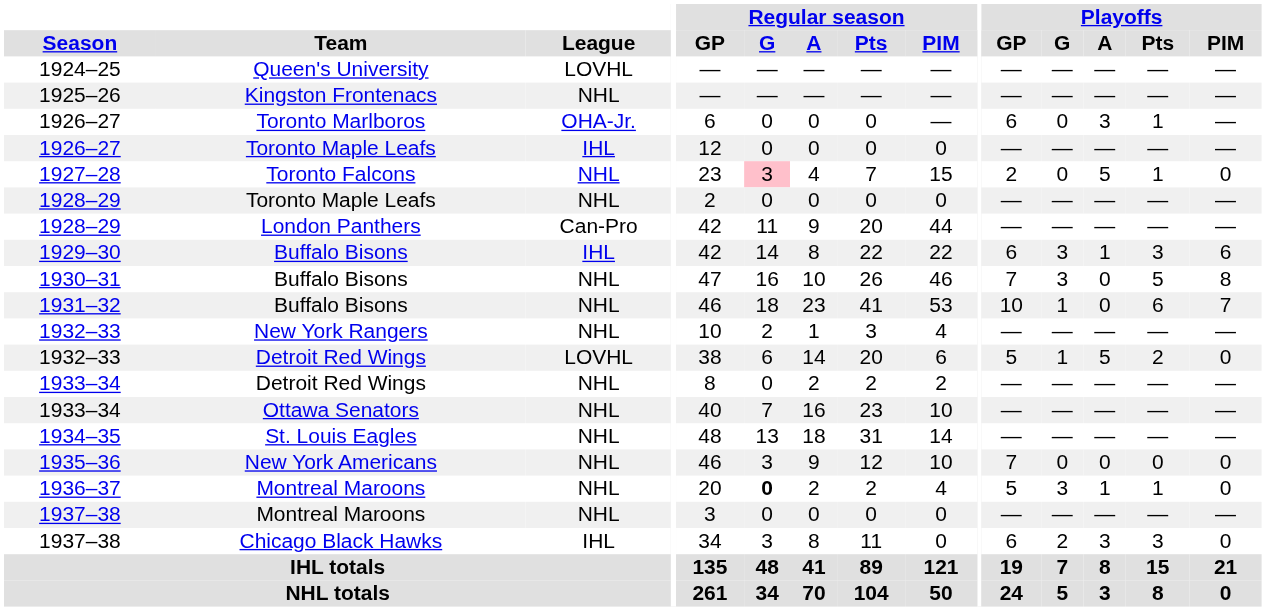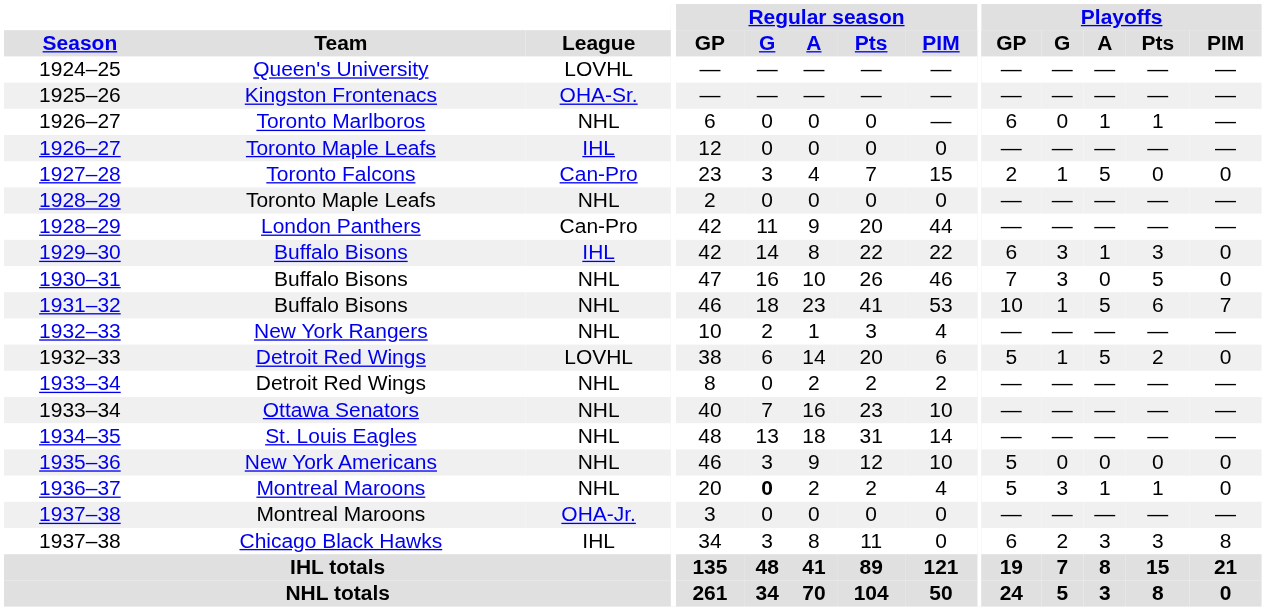(599, 95) NHL -> (599, 95) OHA-Sr.
(599, 121) OHA-Jr. -> (599, 121) NHL
(1105, 121) 3 -> (1105, 121) 1
(599, 174) NHL -> (599, 174) Can-Pro
(767, 174) pink background -> (767, 174) no background
(1062, 174) 0 -> (1062, 174) 1
(1158, 174) 1 -> (1158, 174) 0
(1226, 252) 6 -> (1226, 252) 0
(1226, 278) 8 -> (1226, 278) 0
(1105, 305) 0 -> (1105, 305) 5
(1011, 462) 7 -> (1011, 462) 5
(599, 514) NHL -> (599, 514) OHA-Jr.
(1226, 540) 0 -> (1226, 540) 8
